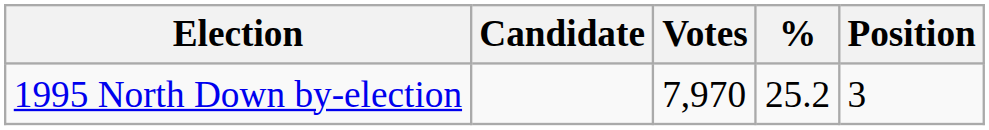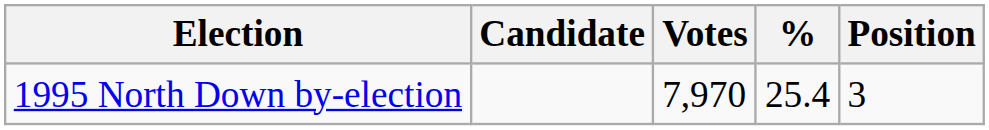(798, 93) 25.2 -> (798, 93) 25.4
